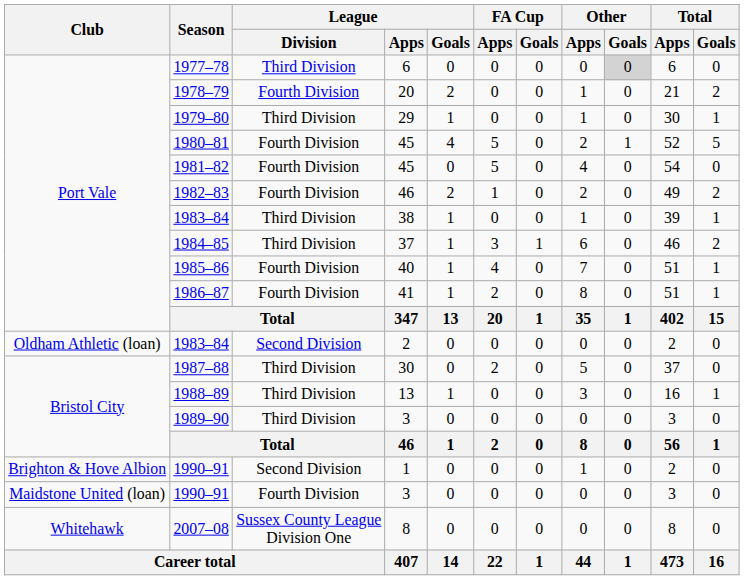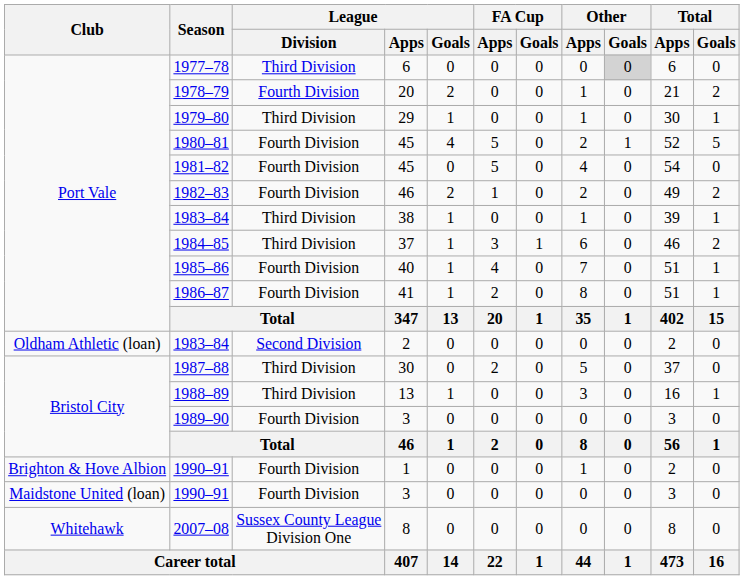(309, 419) Third Division -> (309, 419) Fourth Division
(309, 469) Second Division -> (309, 469) Fourth Division
